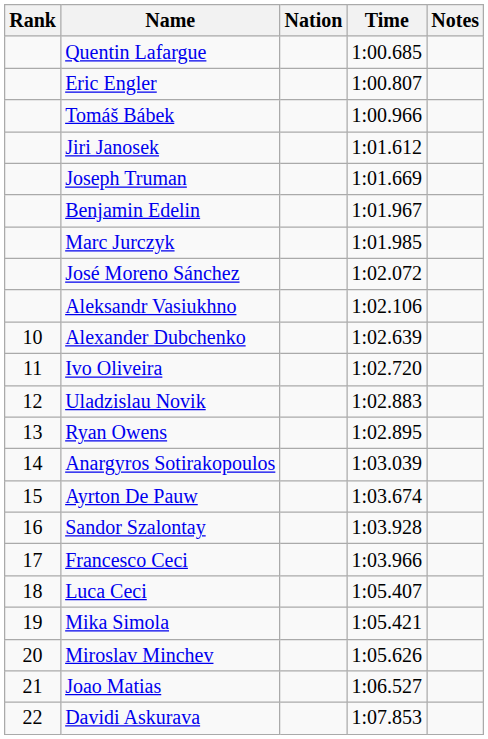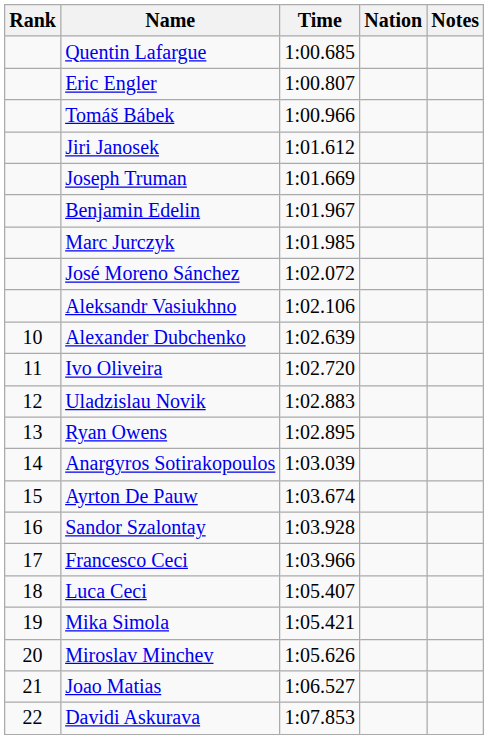columns swapped: (313, 20) <-> (387, 20)
